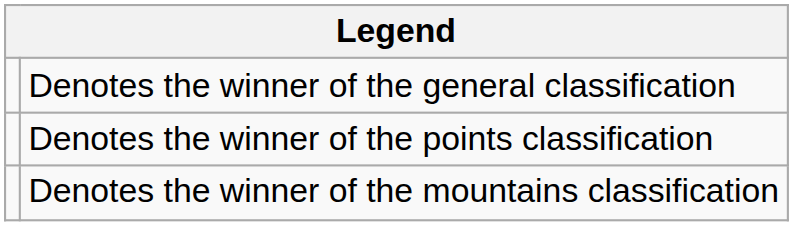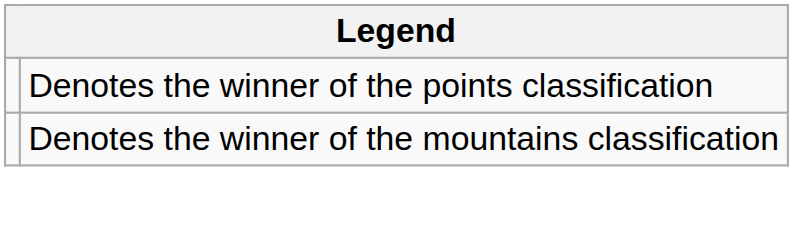- row: (382, 84)
